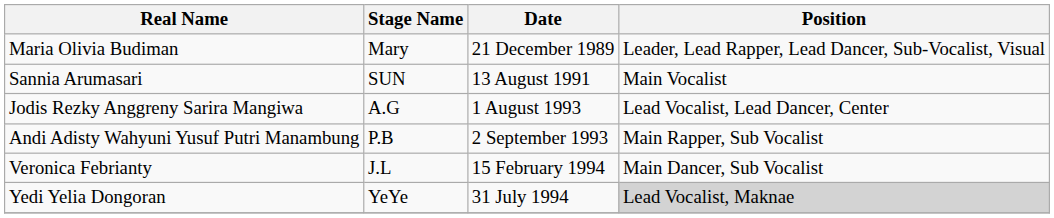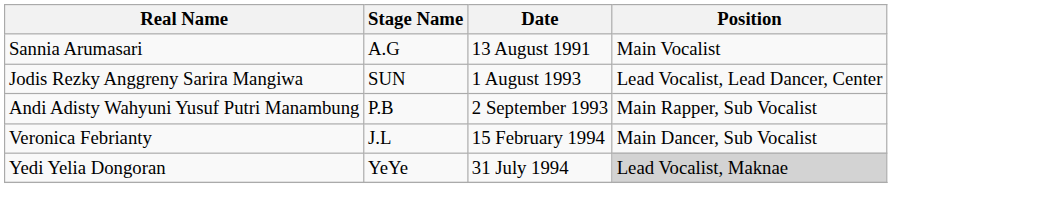- row: (94, 49)
(387, 78) SUN -> (384, 49) A.G
(384, 108) A.G -> (387, 78) SUN
